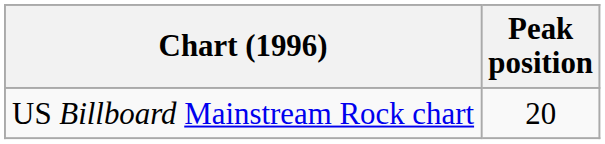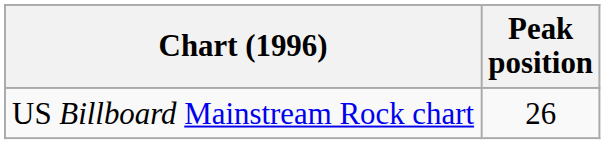(541, 112) 20 -> (541, 112) 26
